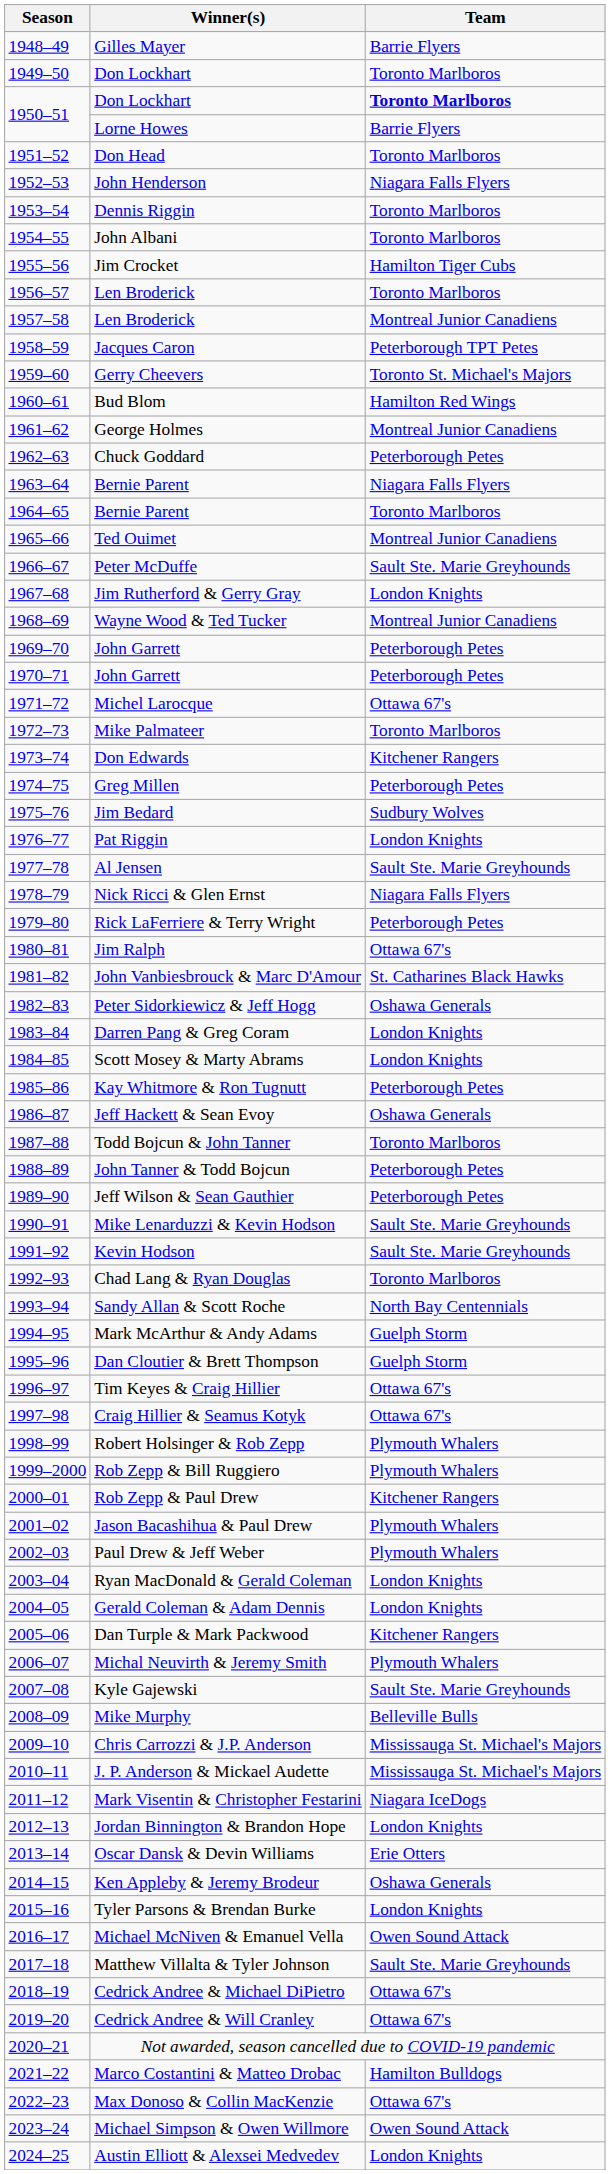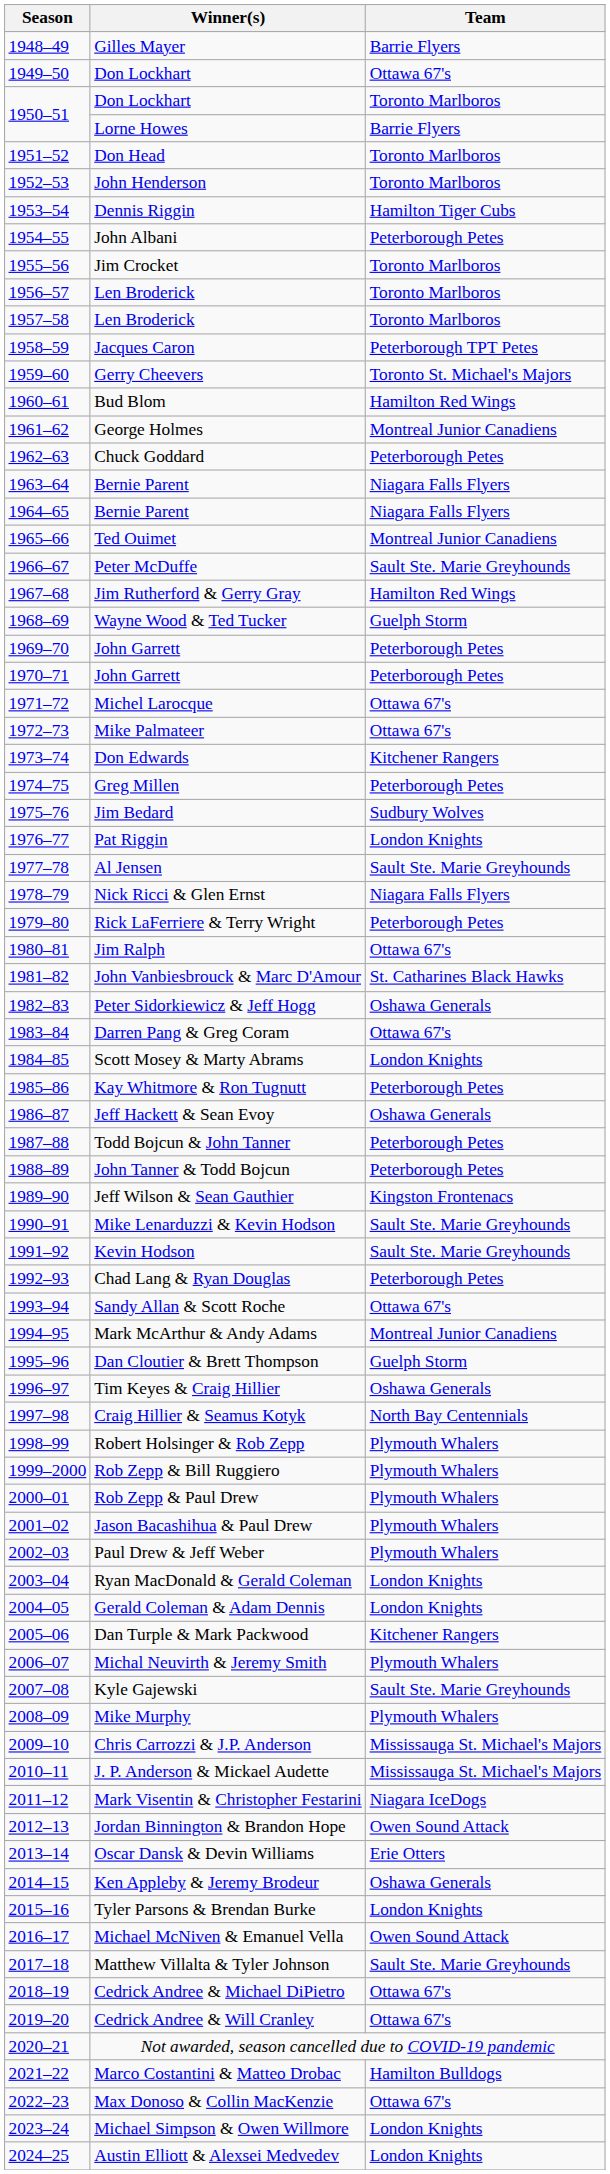(435, 73) Toronto Marlboros -> (410, 73) Ottawa 67's
(440, 100) bold -> (435, 100) normal
(440, 182) Niagara Falls Flyers -> (435, 182) Toronto Marlboros
(435, 210) Toronto Marlboros -> (443, 210) Hamilton Tiger Cubs
(435, 237) Toronto Marlboros -> (437, 237) Peterborough Petes
(443, 264) Hamilton Tiger Cubs -> (435, 264) Toronto Marlboros
(463, 319) Montreal Junior Canadiens -> (435, 319) Toronto Marlboros
(435, 511) Toronto Marlboros -> (440, 511) Niagara Falls Flyers
(426, 593) London Knights -> (443, 593) Hamilton Red Wings
(463, 621) Montreal Junior Canadiens -> (418, 621) Guelph Storm
(435, 730) Toronto Marlboros -> (410, 730) Ottawa 67's
(426, 1032) London Knights -> (410, 1032) Ottawa 67's
(435, 1141) Toronto Marlboros -> (437, 1141) Peterborough Petes
(437, 1196) Peterborough Petes -> (441, 1196) Kingston Frontenacs
(435, 1278) Toronto Marlboros -> (437, 1278) Peterborough Petes
(449, 1306) North Bay Centennials -> (410, 1306) Ottawa 67's
(418, 1333) Guelph Storm -> (463, 1333) Montreal Junior Canadiens
(410, 1388) Ottawa 67's -> (430, 1388) Oshawa Generals
(410, 1415) Ottawa 67's -> (449, 1415) North Bay Centennials
(434, 1498) Kitchener Rangers -> (434, 1498) Plymouth Whalers
(424, 1717) Belleville Bulls -> (434, 1717) Plymouth Whalers
(426, 1826) London Knights -> (439, 1826) Owen Sound Attack
(439, 2128) Owen Sound Attack -> (426, 2128) London Knights
